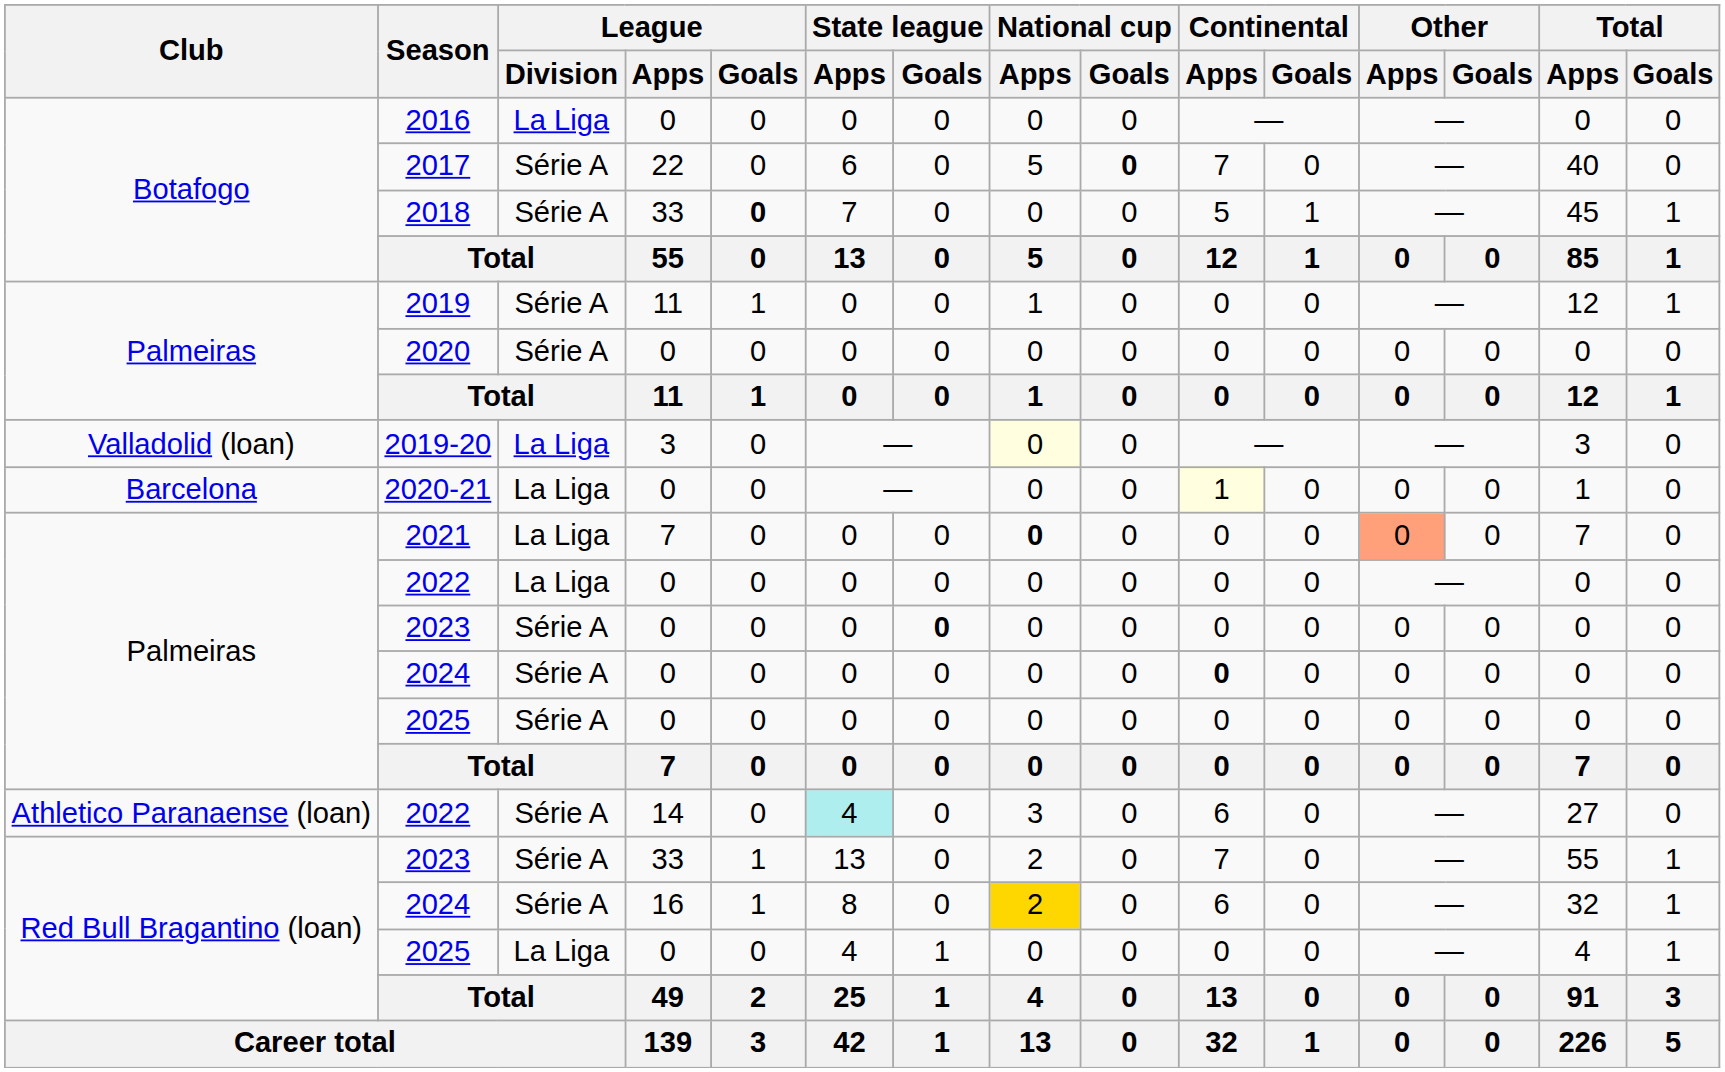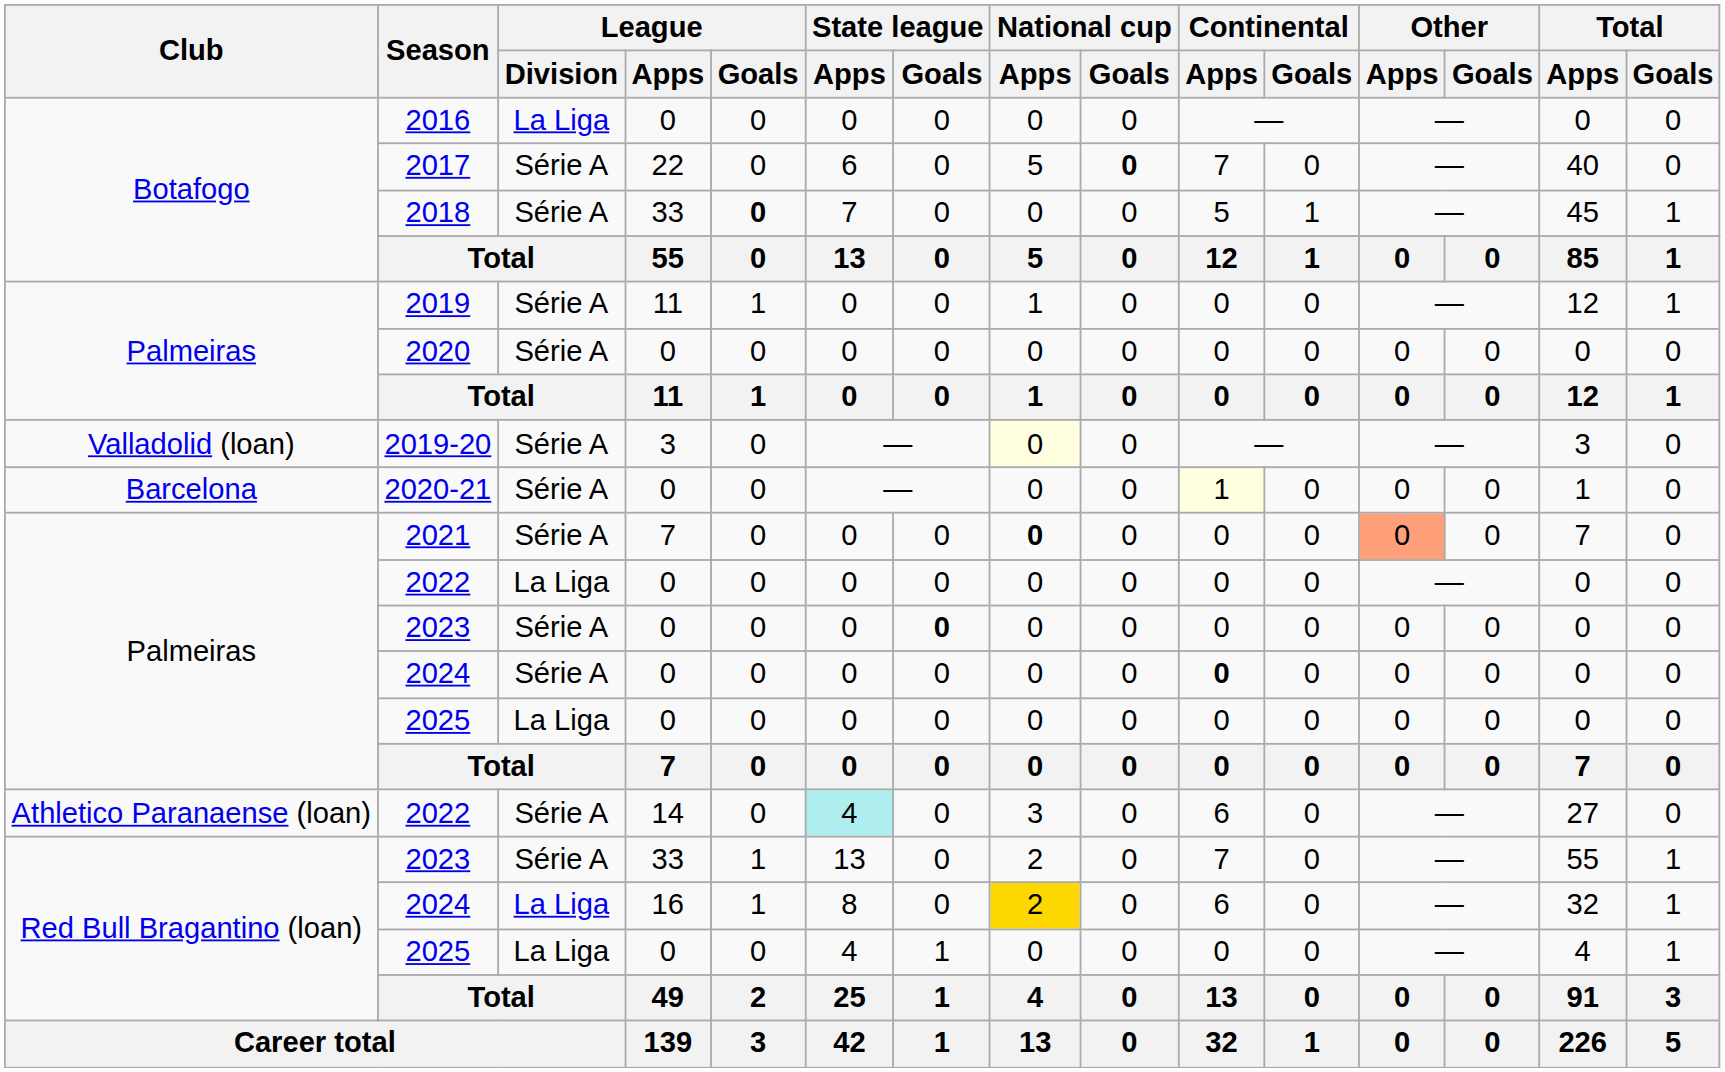(561, 443) La Liga -> (561, 443) Série A
(561, 489) La Liga -> (561, 489) Série A
(561, 535) La Liga -> (561, 535) Série A
(561, 720) Série A -> (561, 720) La Liga
(561, 905) Série A -> (561, 905) La Liga
